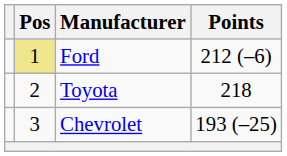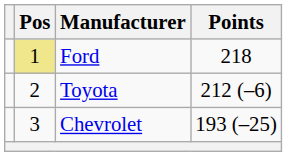(236, 56) 212 (–6) -> (236, 56) 218
(236, 90) 218 -> (236, 90) 212 (–6)
